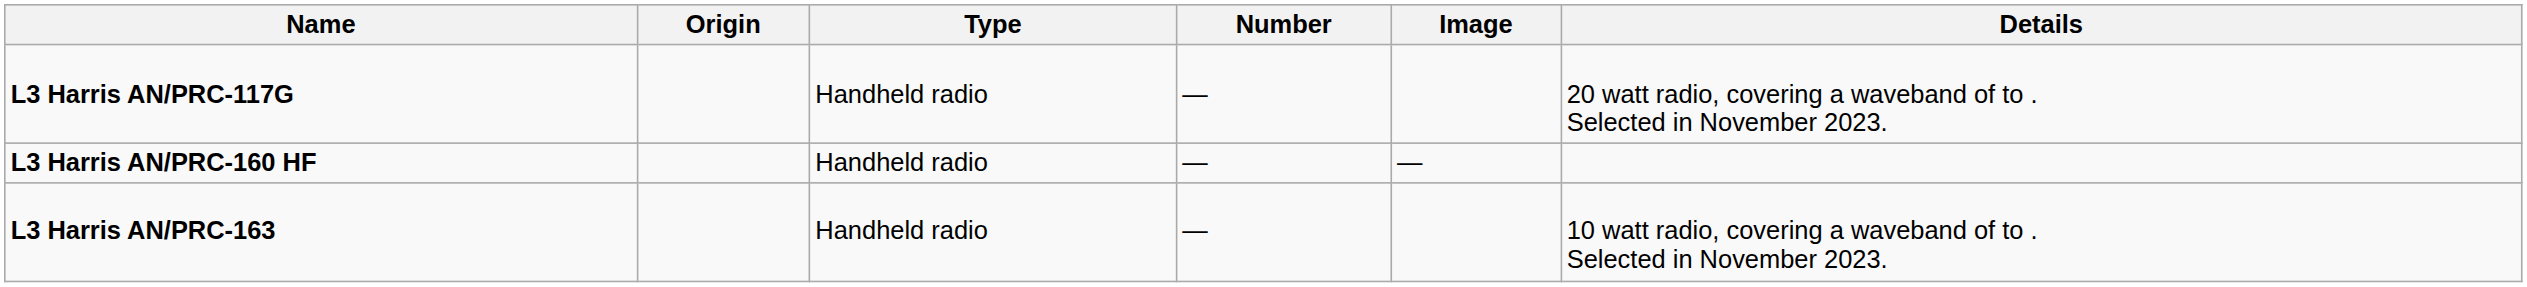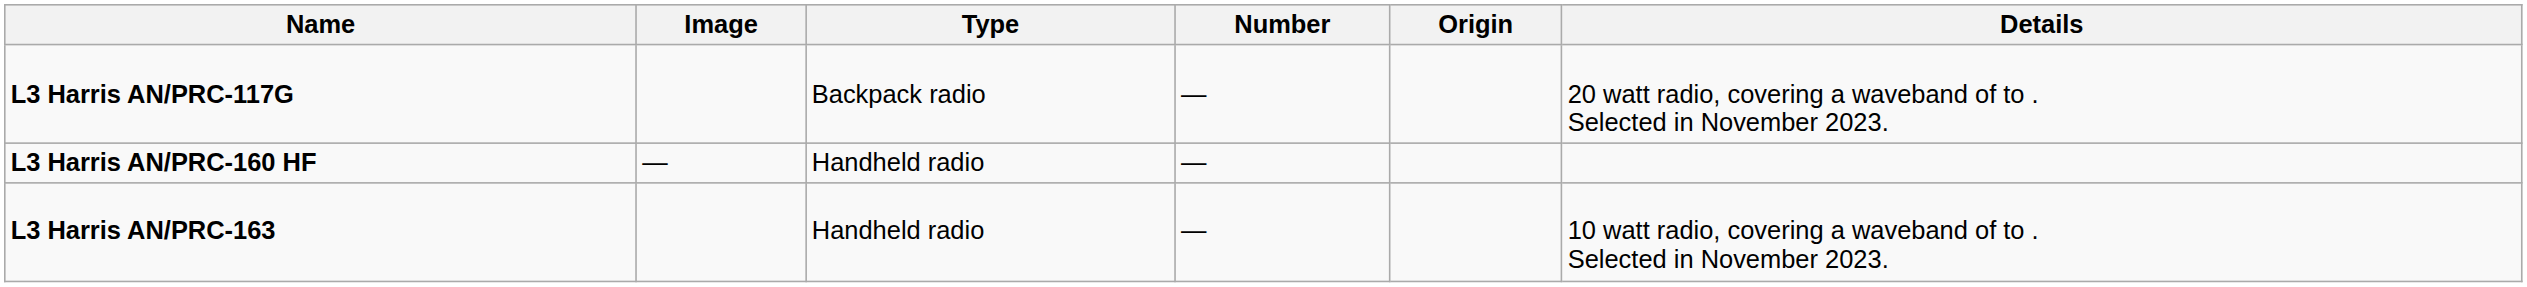columns swapped: (723, 24) <-> (1476, 24)
(902, 93) Handheld radio -> (899, 93) Backpack radio
